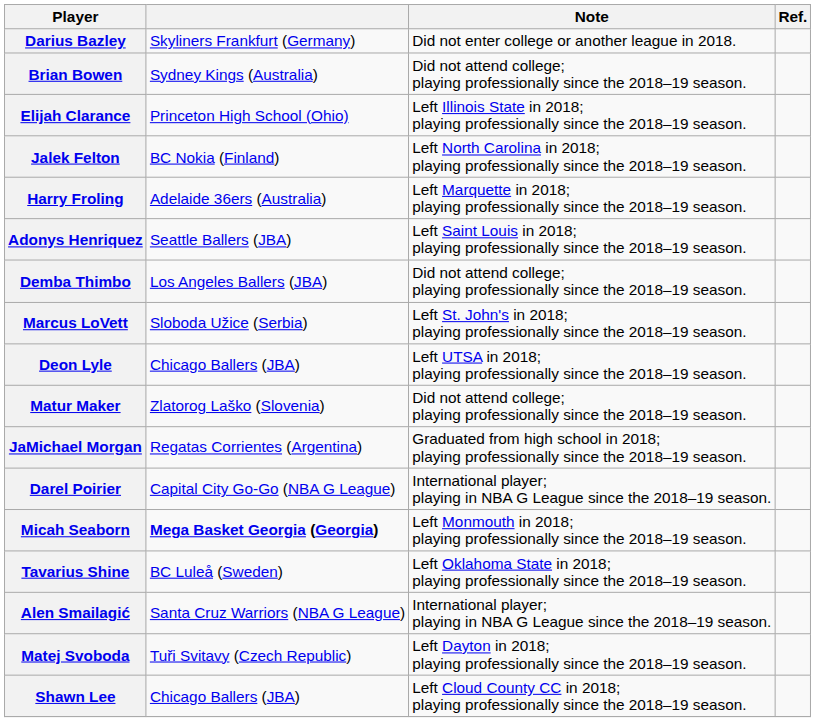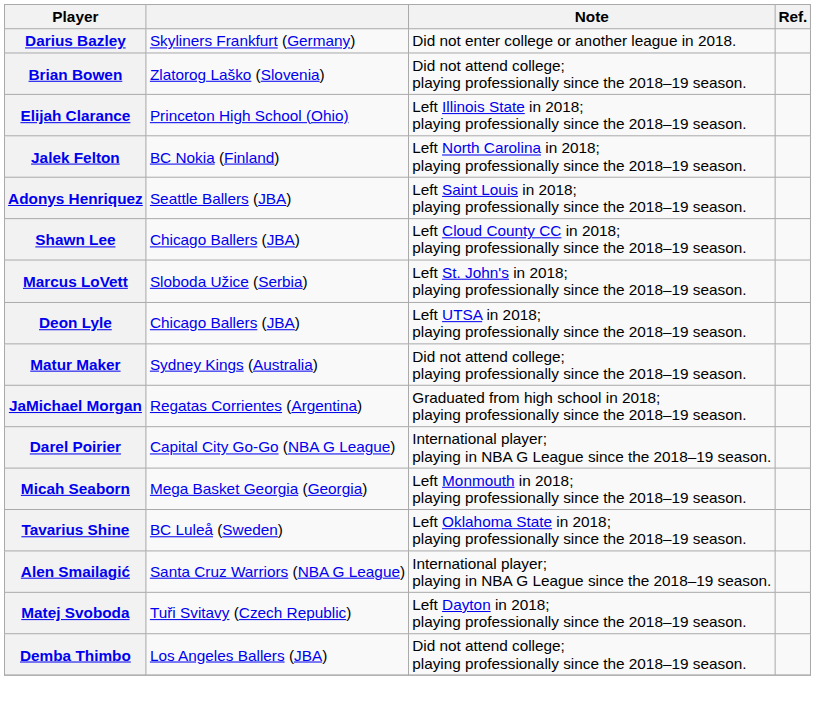(234, 74) Sydney Kings (Australia) -> (237, 74) Zlatorog Laško (Slovenia)
- row: (75, 198)
rows swapped: (75, 696) <-> (75, 281)
(237, 406) Zlatorog Laško (Slovenia) -> (234, 364) Sydney Kings (Australia)
(264, 530) bold -> (259, 489) normal
